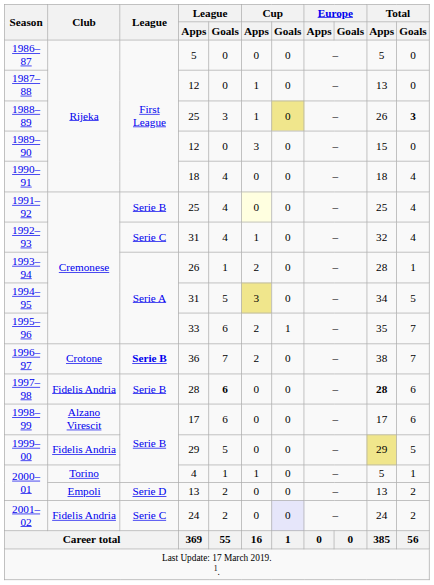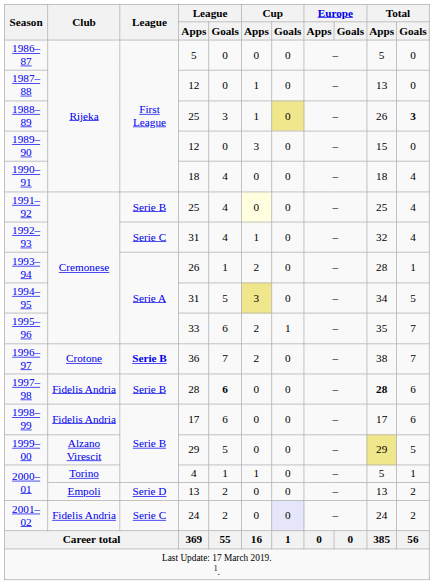(84, 419) Alzano Virescit -> (84, 419) Fidelis Andria
(84, 449) Fidelis Andria -> (84, 449) Alzano Virescit
